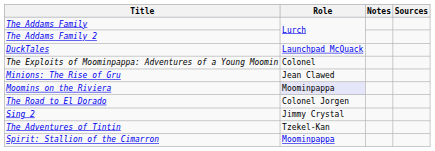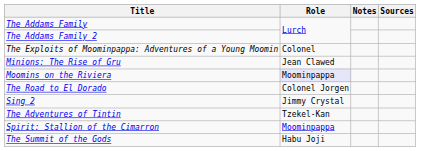- row: (28, 50)
+ row: (59, 140)
